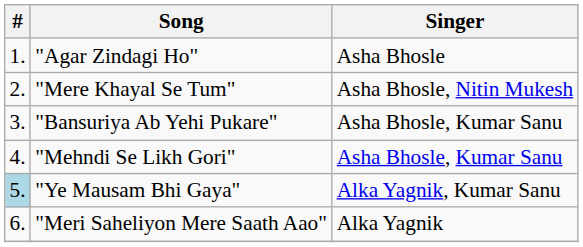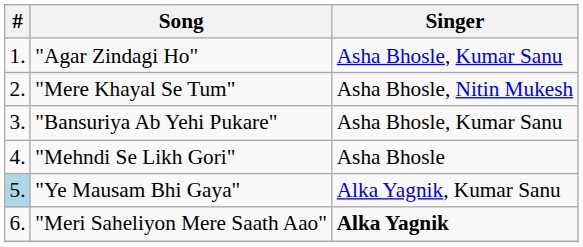(391, 55) Asha Bhosle -> (450, 55) Asha Bhosle, Kumar Sanu
(450, 156) Asha Bhosle, Kumar Sanu -> (391, 156) Asha Bhosle
(390, 223) normal -> (393, 223) bold
